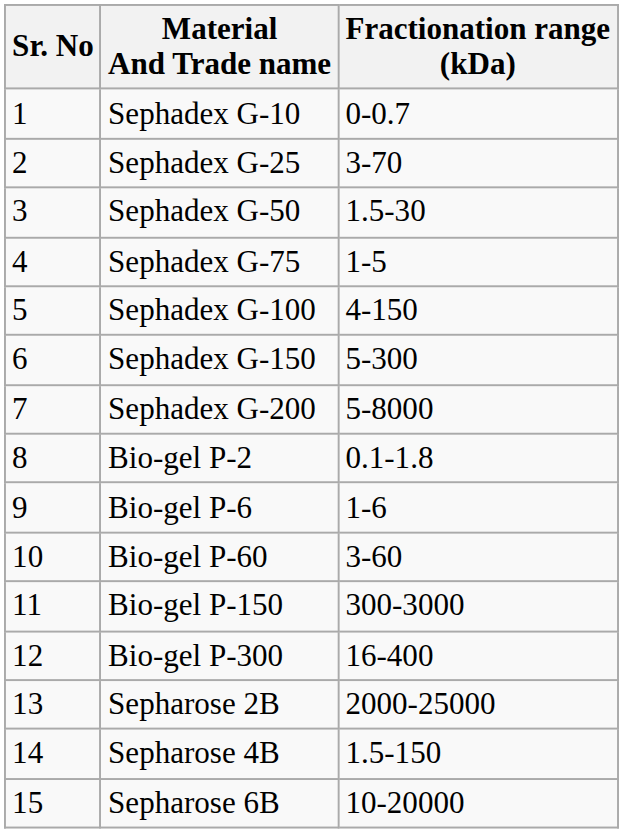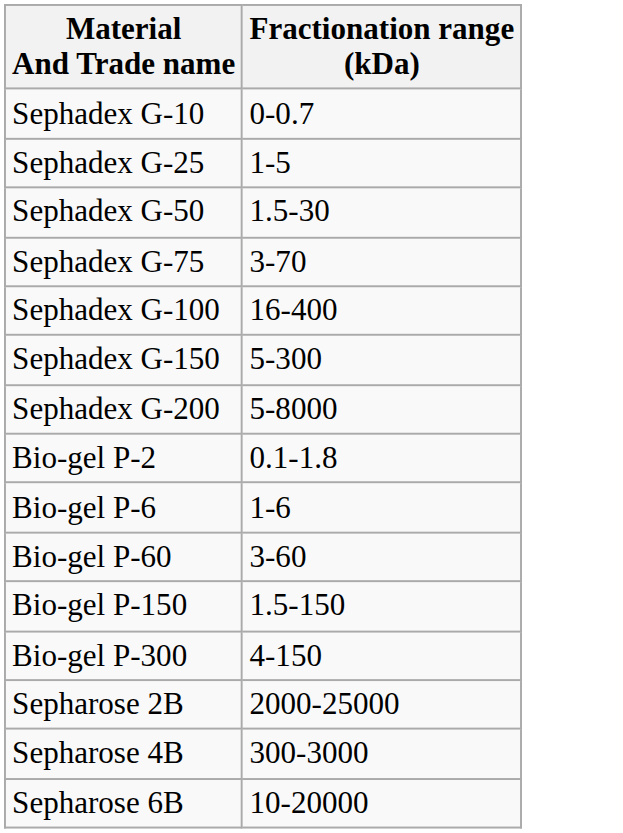- column: (53, 46)
(374, 162) 3-70 -> (270, 162) 1-5
(366, 260) 1-5 -> (278, 260) 3-70
(382, 310) 4-150 -> (293, 310) 16-400
(405, 605) 300-3000 -> (297, 605) 1.5-150
(389, 654) 16-400 -> (286, 654) 4-150
(393, 753) 1.5-150 -> (309, 753) 300-3000
